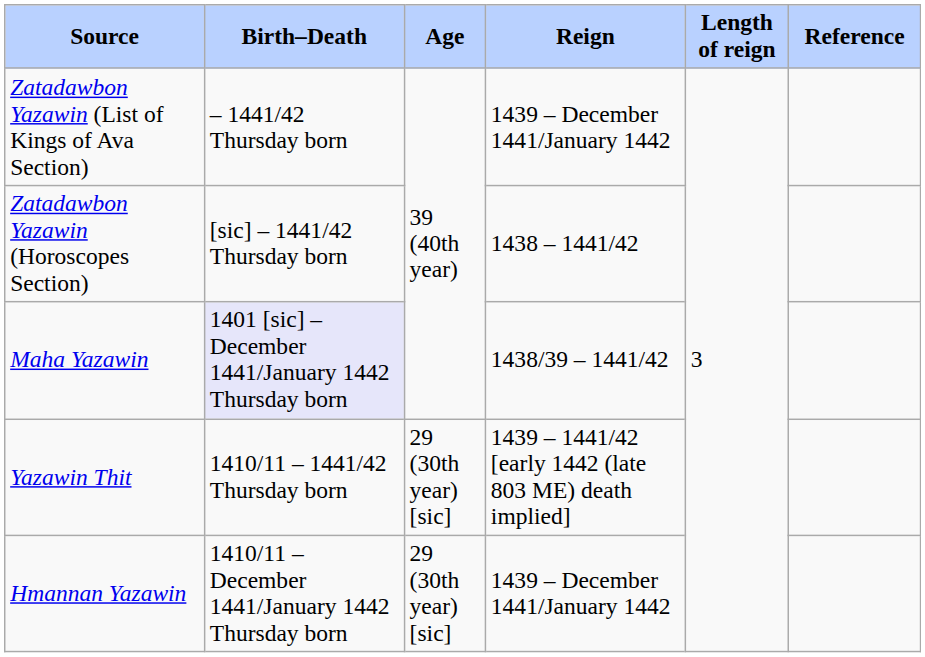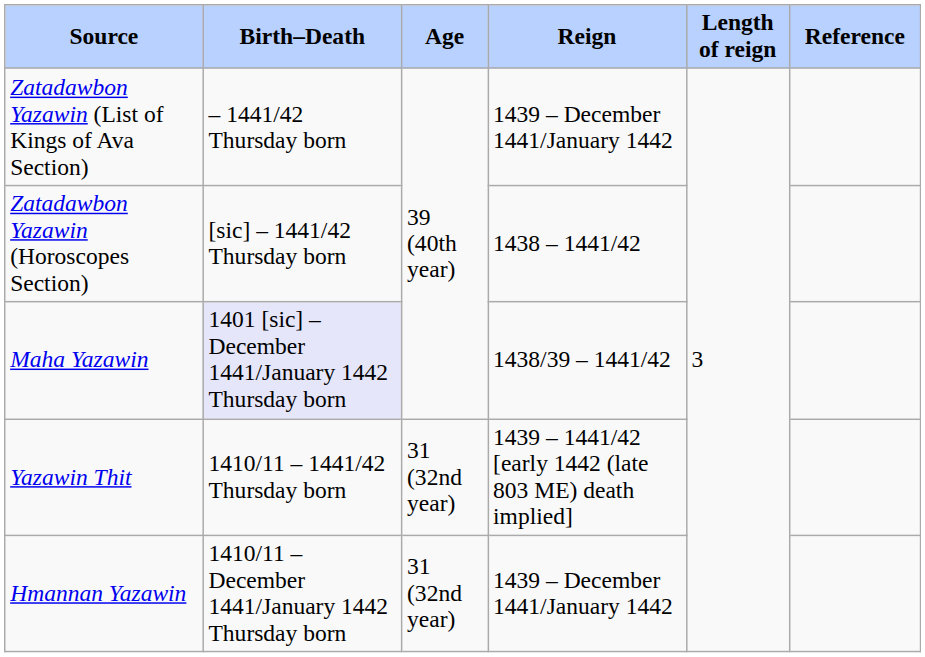(434, 476) 29 (30th year) [sic] -> (434, 476) 31 (32nd year)
(434, 593) 29 (30th year) [sic] -> (434, 593) 31 (32nd year)
